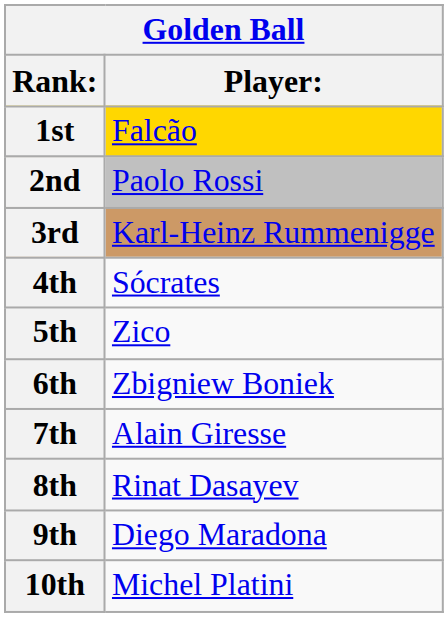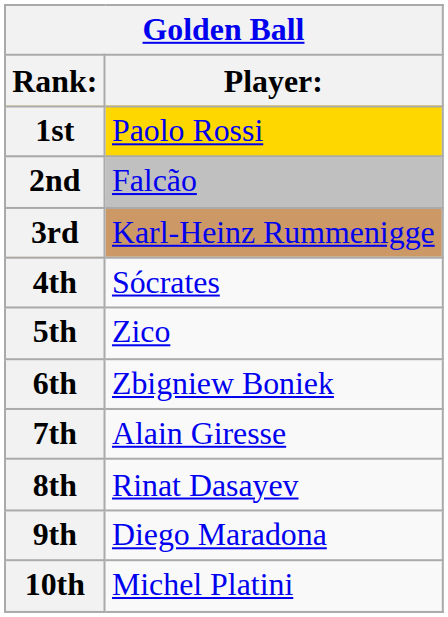(154, 130) Falcão -> (188, 130) Paolo Rossi
(188, 181) Paolo Rossi -> (154, 181) Falcão
